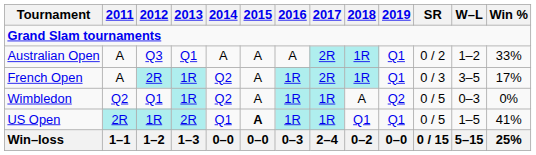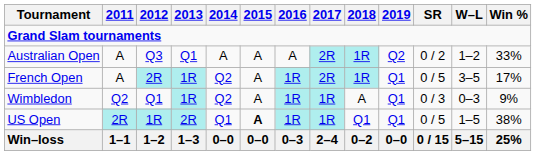(396, 56) Q1 -> (396, 56) Q2
(433, 77) 0 / 3 -> (433, 77) 0 / 5
(396, 98) Q2 -> (396, 98) Q1
(433, 98) 0 / 5 -> (433, 98) 0 / 3
(509, 98) 0% -> (509, 98) 9%
(509, 118) 41% -> (509, 118) 38%
